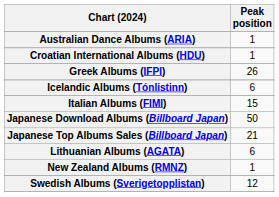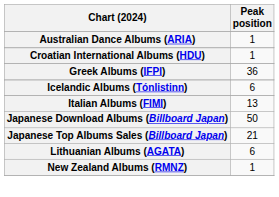(252, 71) 26 -> (252, 71) 36
(252, 103) 15 -> (252, 103) 13
- row: (117, 183)
